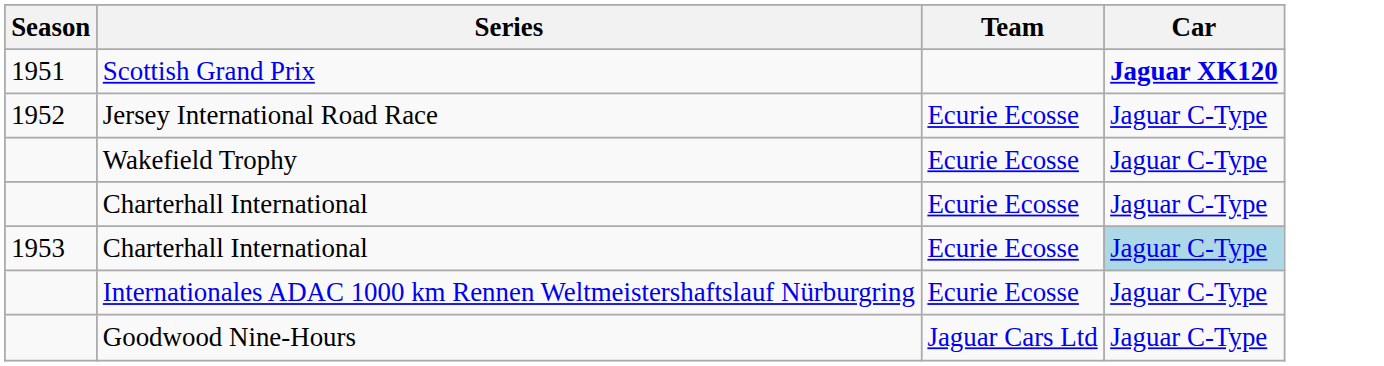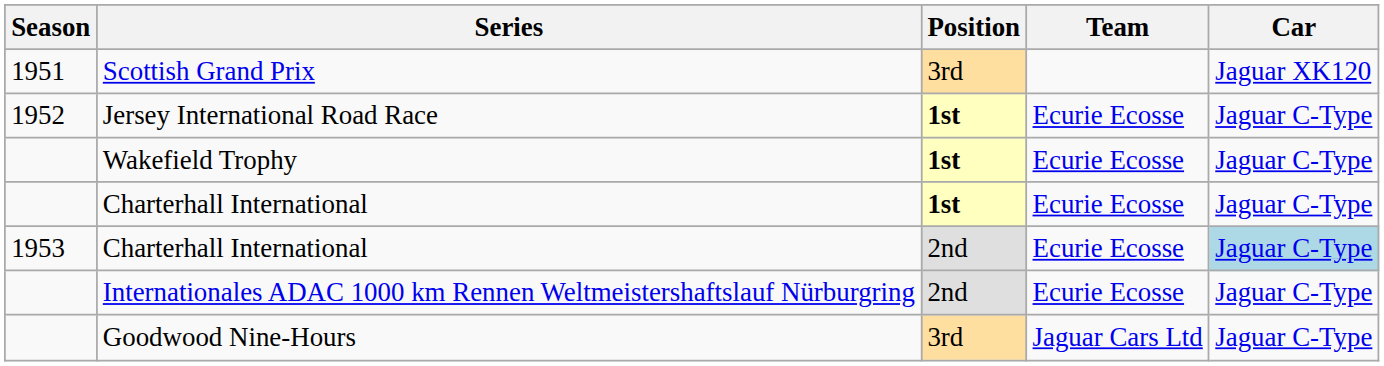+ column: (974, 26)
(1194, 71) bold -> (1293, 71) normal
